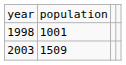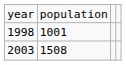(53, 51) 1509 -> (53, 51) 1508
